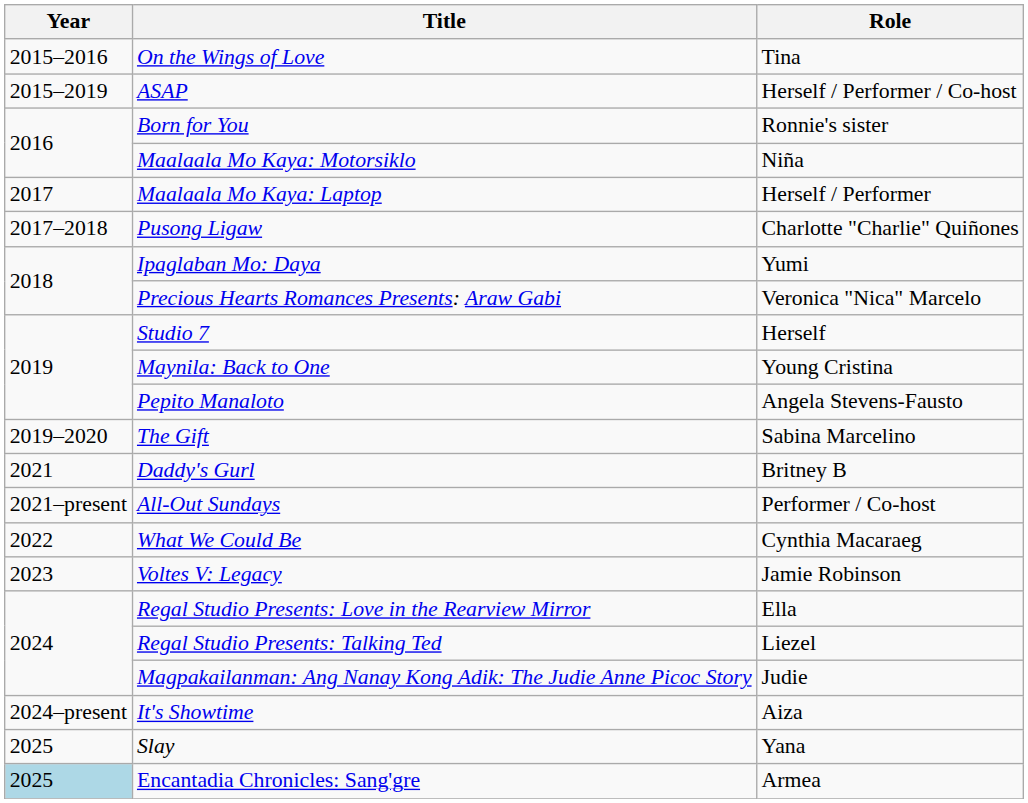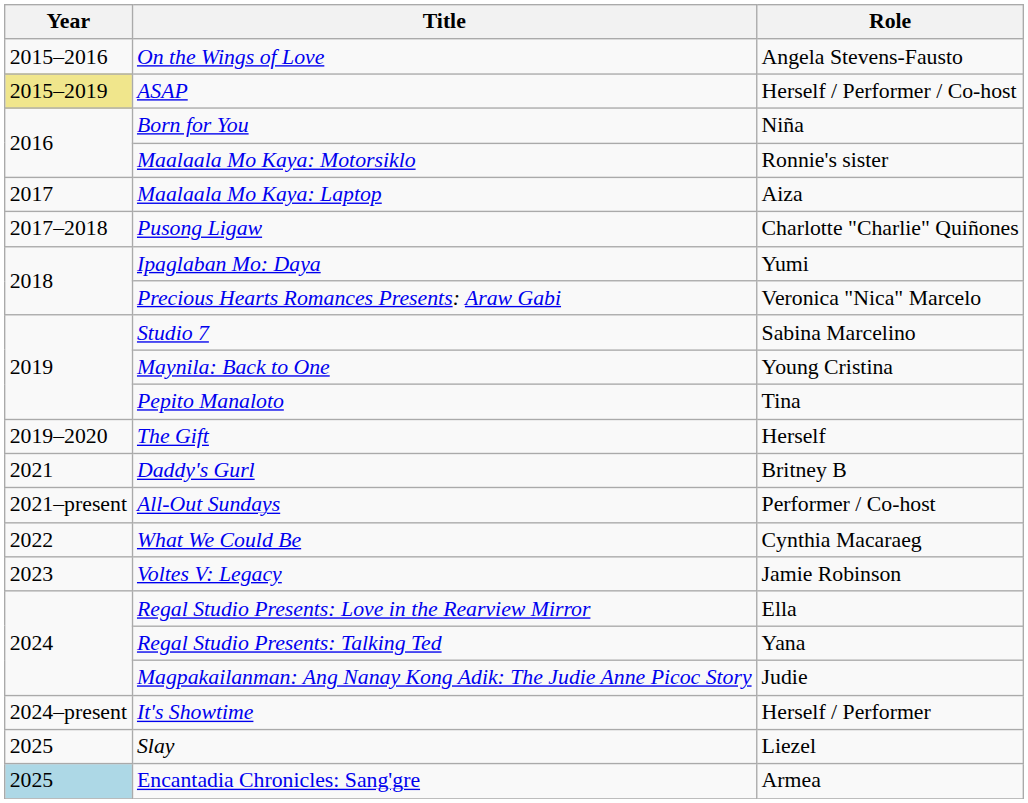(781, 56) Tina -> (862, 56) Angela Stevens-Fausto
(59, 90) no background -> (59, 90) khaki background
(825, 125) Ronnie's sister -> (783, 125) Niña
(783, 159) Niña -> (825, 159) Ronnie's sister
(846, 194) Herself / Performer -> (782, 194) Aiza
(794, 332) Herself -> (839, 332) Sabina Marcelino
(862, 401) Angela Stevens-Fausto -> (781, 401) Tina
(839, 435) Sabina Marcelino -> (794, 435) Herself
(789, 642) Liezel -> (783, 642) Yana
(782, 711) Aiza -> (846, 711) Herself / Performer
(783, 746) Yana -> (789, 746) Liezel
